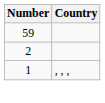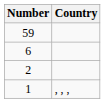+ row: (28, 51)
